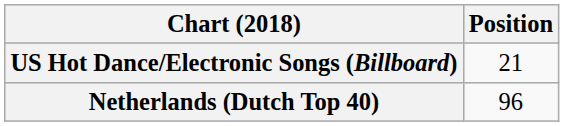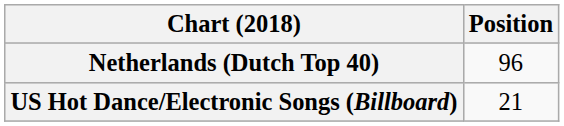rows swapped: (234, 101) <-> (234, 62)
